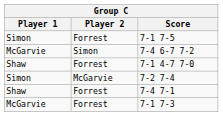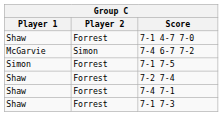rows swapped: (167, 64) <-> (157, 38)
(19, 78) Simon -> (16, 78) Shaw
(93, 78) McGarvie -> (90, 78) Forrest
(26, 104) McGarvie -> (16, 104) Shaw
